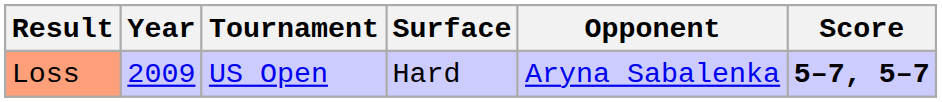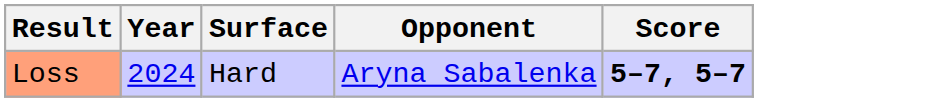- column: (294, 28)
(161, 74) 2009 -> (161, 74) 2024
